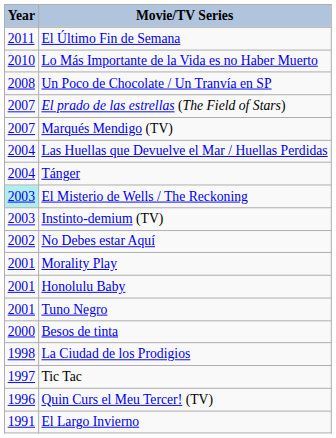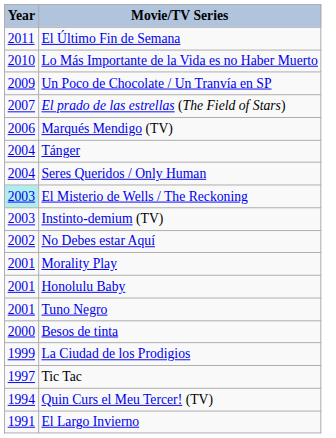(21, 83) 2008 -> (21, 83) 2009
(21, 128) 2007 -> (21, 128) 2006
- row: (185, 151)
+ row: (124, 174)
(21, 354) 1998 -> (21, 354) 1999
(21, 399) 1996 -> (21, 399) 1994
